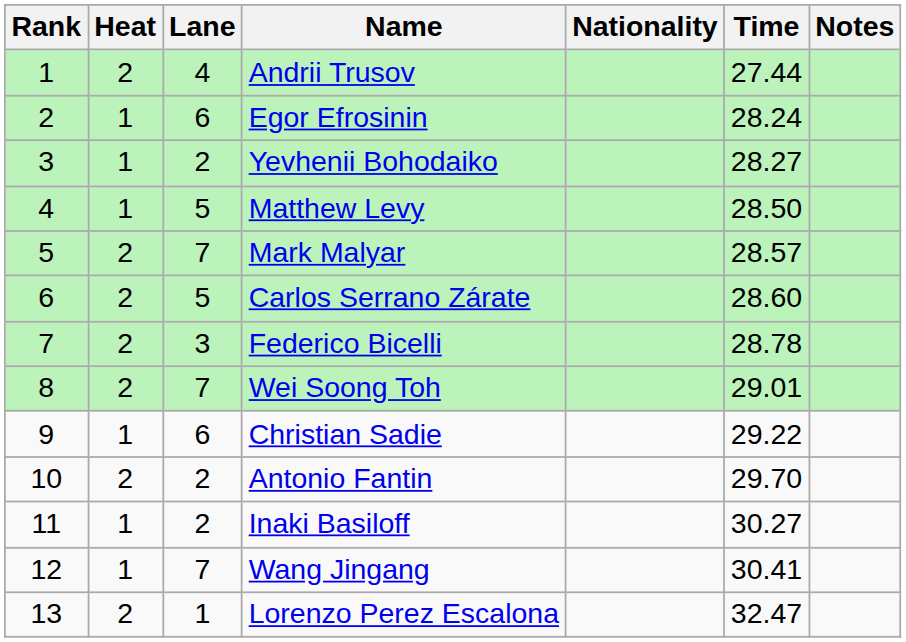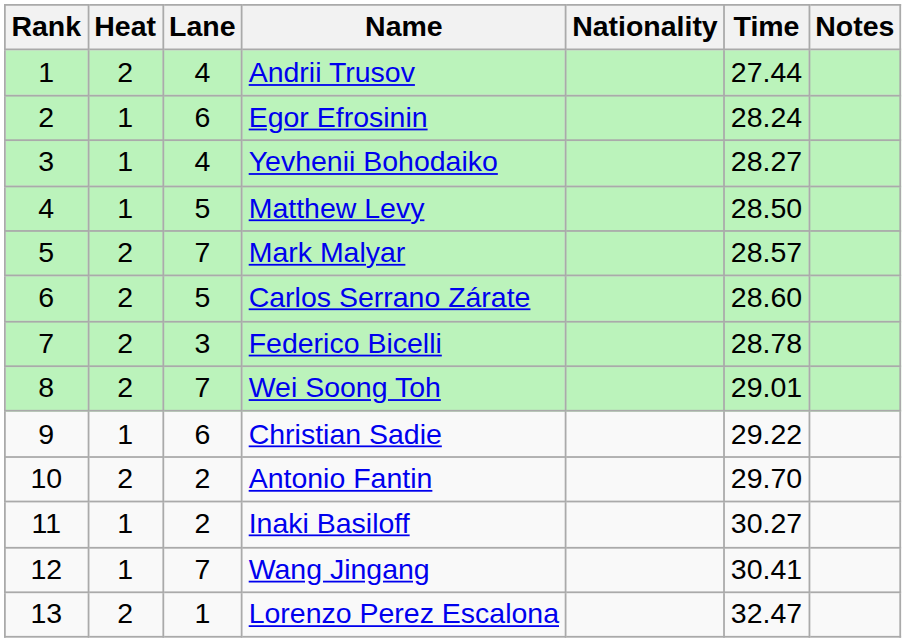(202, 162) 2 -> (202, 162) 4
